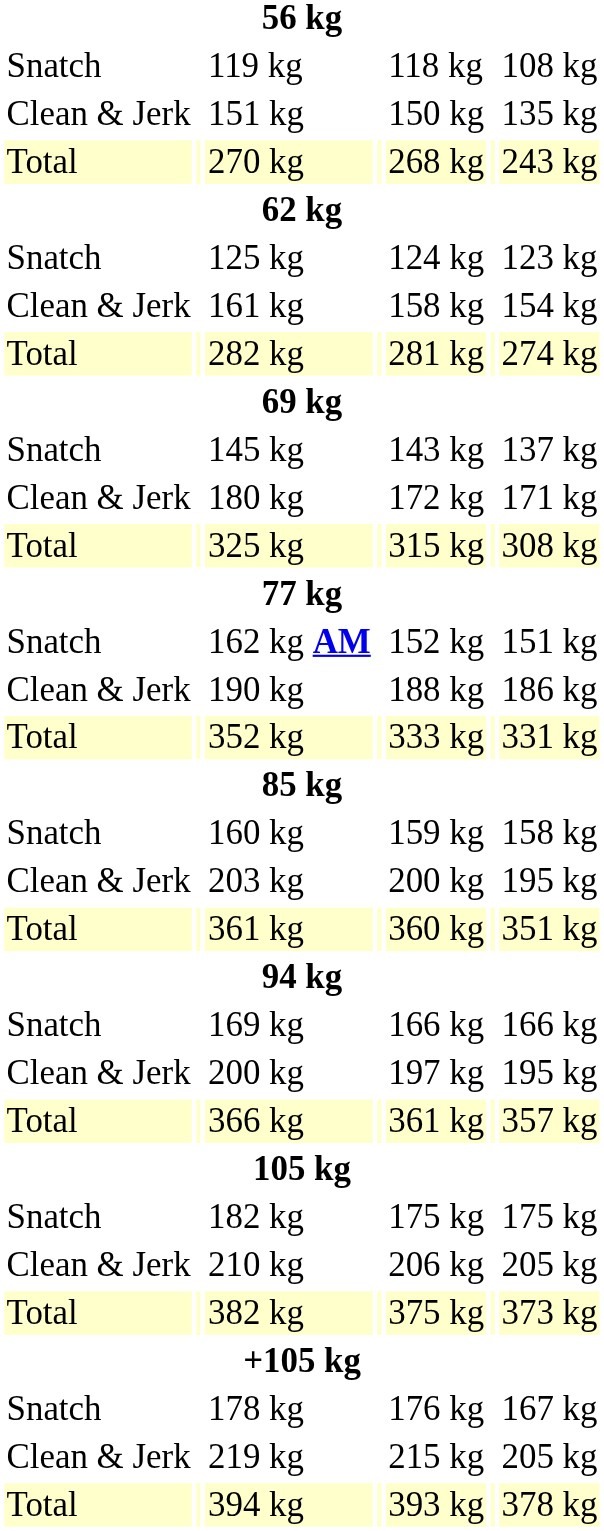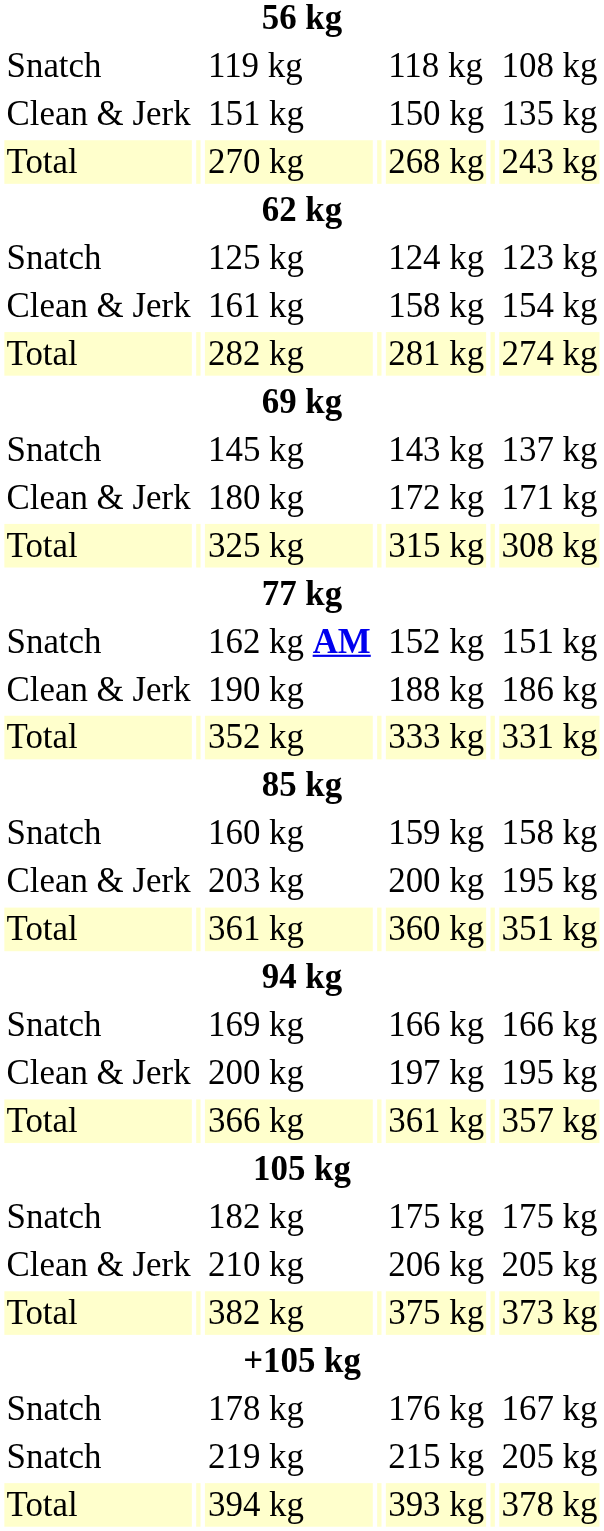(99, 1456) Clean & Jerk -> (54, 1456) Snatch
